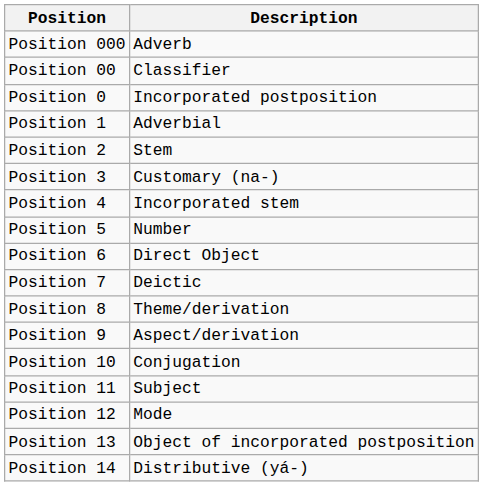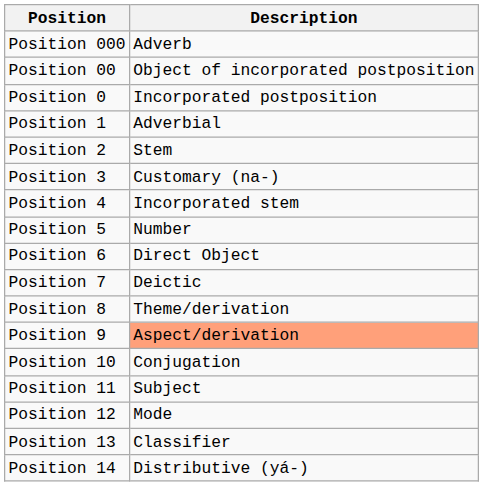(182, 71) Classifier -> (304, 71) Object of incorporated postposition
(216, 336) no background -> (216, 336) lightsalmon background
(304, 442) Object of incorporated postposition -> (182, 442) Classifier
